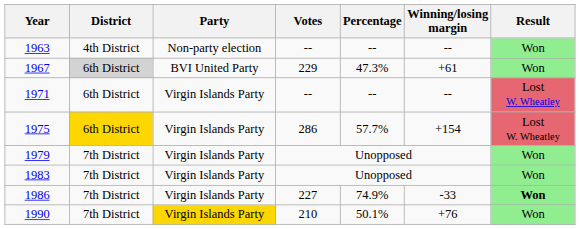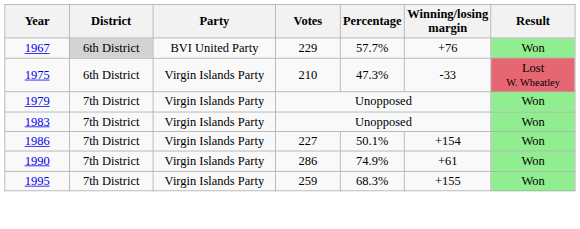- row: (37, 48)
(372, 68) 47.3% -> (372, 48) 57.7%
(448, 68) +61 -> (448, 48) +76
- row: (37, 94)
(111, 128) gold background -> (111, 75) no background
(308, 128) 286 -> (308, 75) 210
(372, 128) 57.7% -> (372, 75) 47.3%
(448, 128) +154 -> (448, 75) -33
(372, 195) 74.9% -> (372, 141) 50.1%
(448, 195) -33 -> (448, 141) +154
(533, 195) bold -> (533, 141) normal
(214, 214) gold background -> (214, 161) no background
(308, 214) 210 -> (308, 161) 286
(372, 214) 50.1% -> (372, 161) 74.9%
(448, 214) +76 -> (448, 161) +61
+ row: (37, 181)
